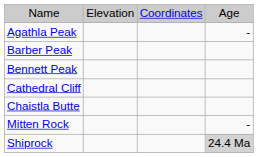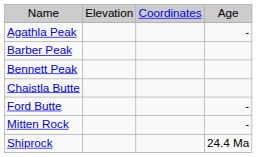- row: (44, 87)
+ row: (34, 106)
(229, 143) lightgrey background -> (228, 143) no background
